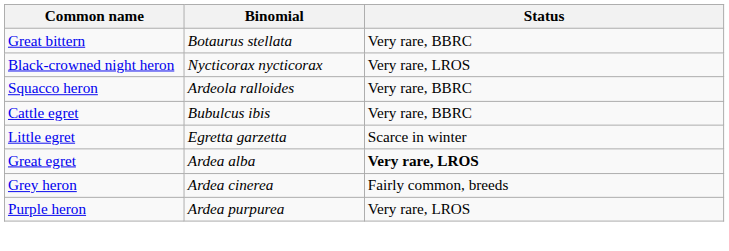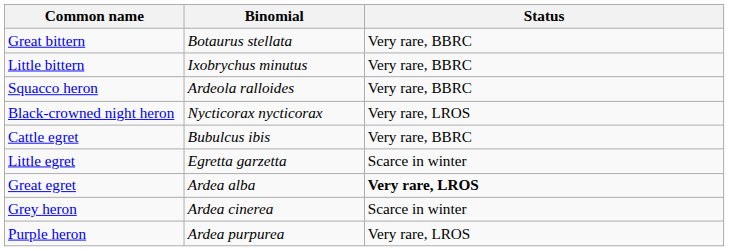+ row: (46, 64)
rows swapped: (91, 64) <-> (53, 88)
(438, 185) Fairly common, breeds -> (417, 209) Scarce in winter
